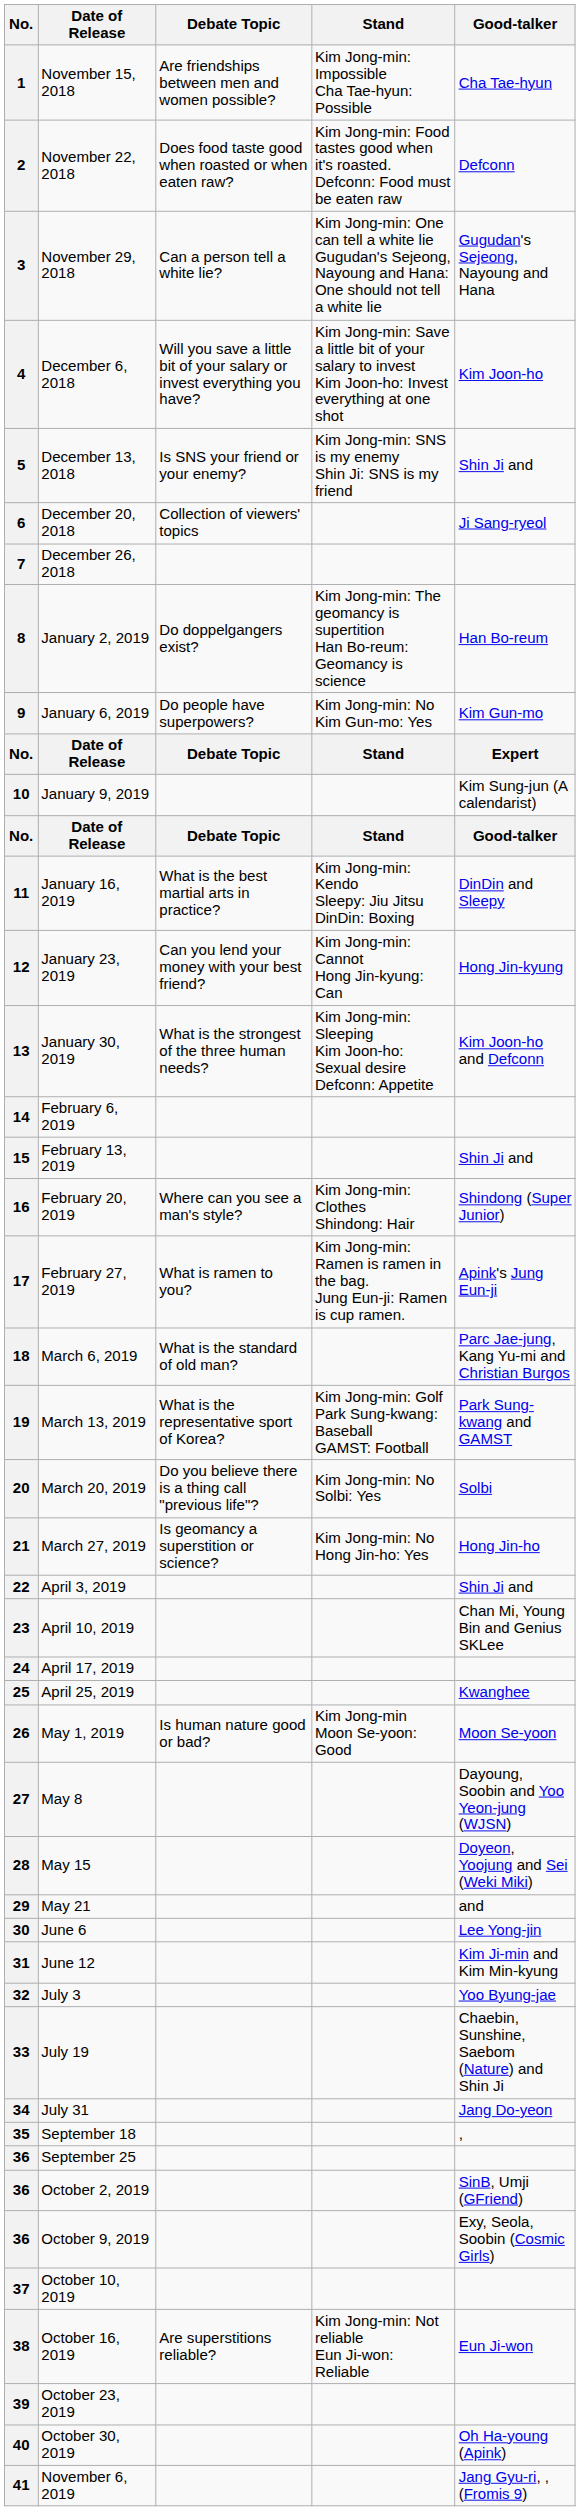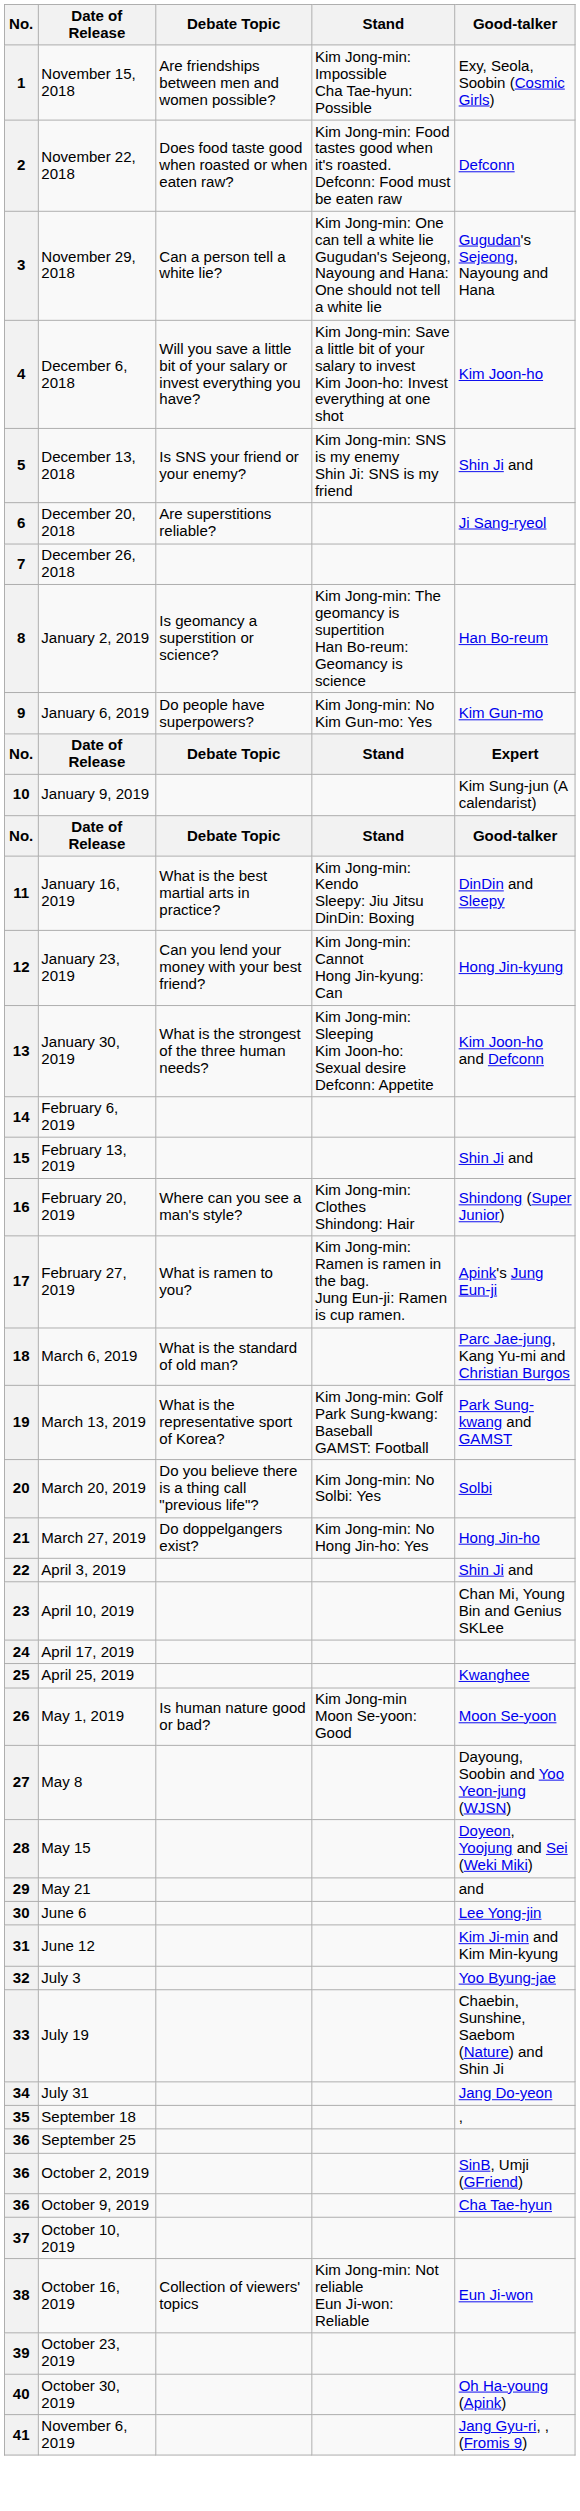(505, 82) Cha Tae-hyun -> (512, 82) Exy, Seola, Soobin (Cosmic Girls)
(230, 523) Collection of viewers' topics -> (215, 523) Are superstitions reliable?
(221, 638) Do doppelgangers exist? -> (208, 638) Is geomancy a superstition or science?
(208, 1546) Is geomancy a superstition or science? -> (221, 1537) Do doppelgangers exist?
(512, 2239) Exy, Seola, Soobin (Cosmic Girls) -> (505, 2205) Cha Tae-hyun
(215, 2346) Are superstitions reliable? -> (230, 2295) Collection of viewers' topics
